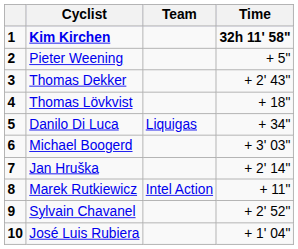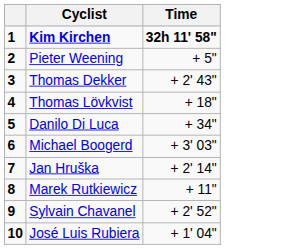- column: (179, 15)
